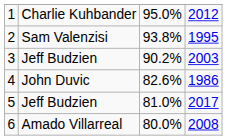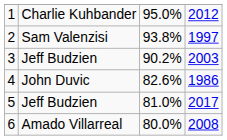(203, 37) 1995 -> (203, 37) 1997
